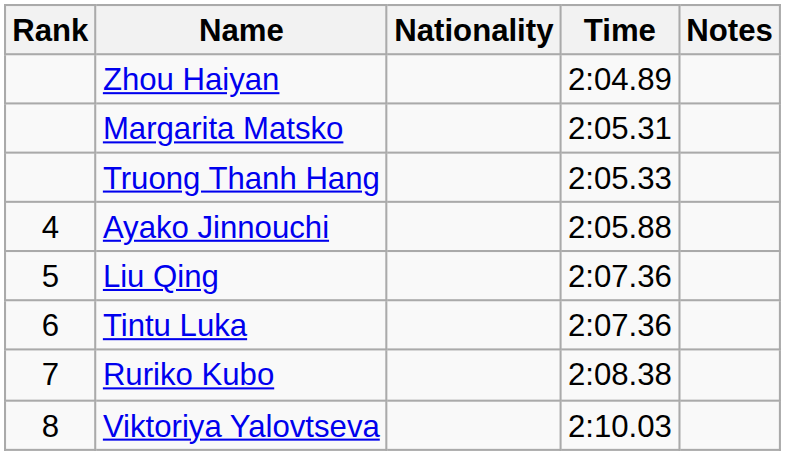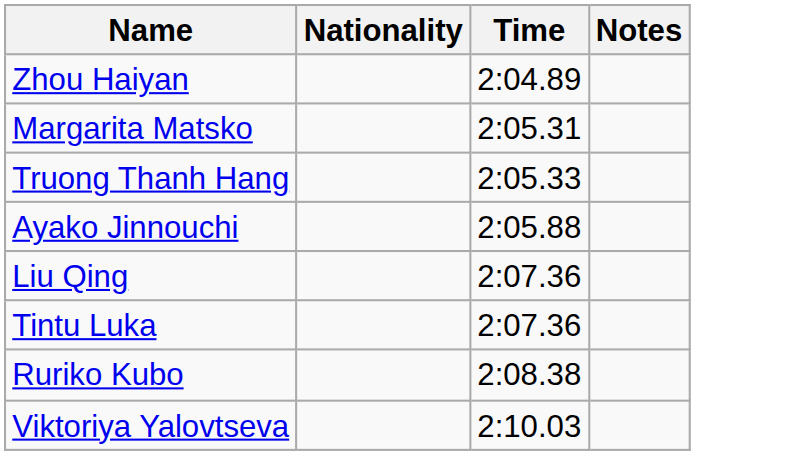- column: (50, 30)
